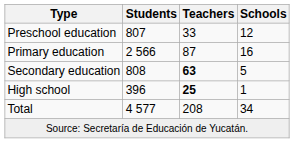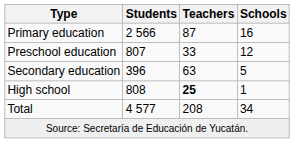rows swapped: (62, 33) <-> (56, 52)
(136, 71) 808 -> (136, 71) 396
(189, 71) bold -> (189, 71) normal
(136, 90) 396 -> (136, 90) 808
